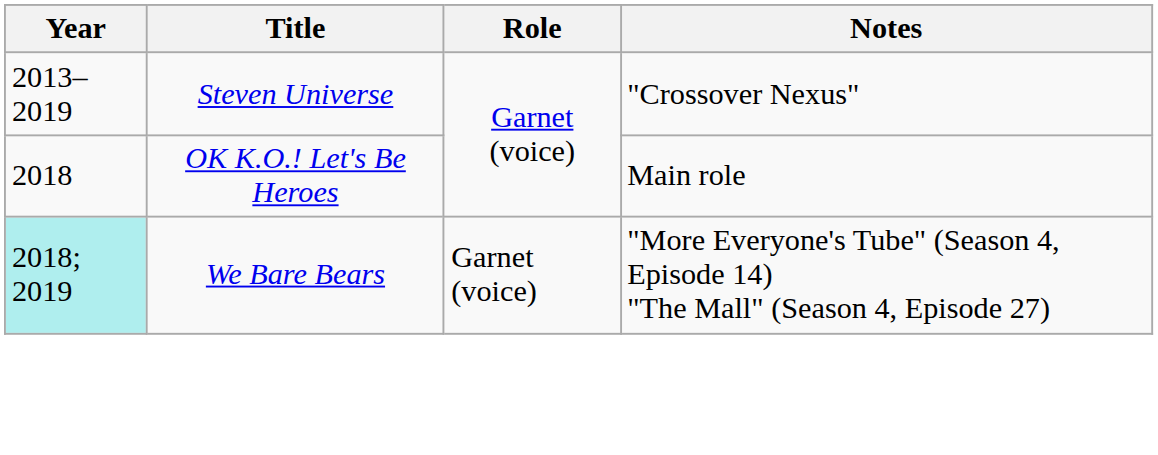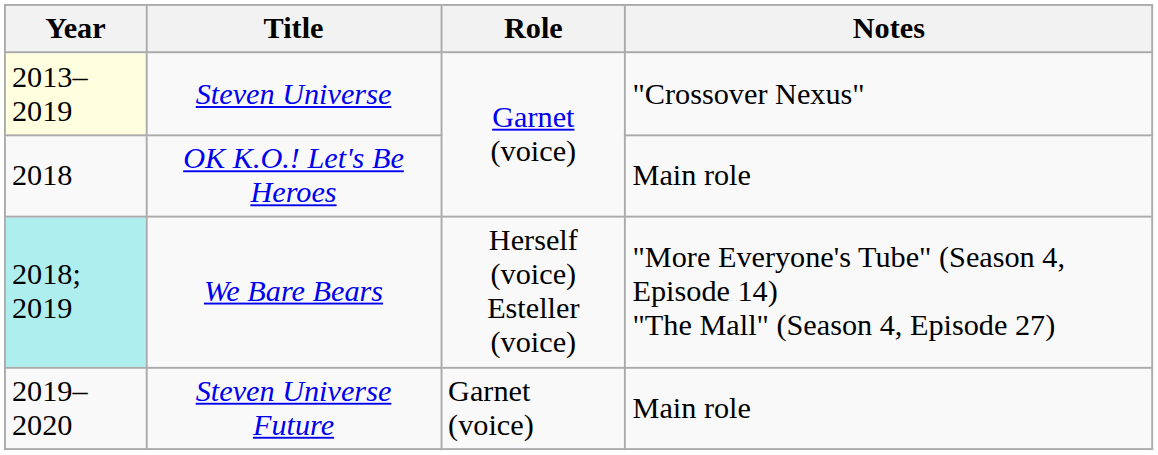(50, 93) no background -> (50, 93) lightyellow background
(494, 274) Garnet (voice) -> (533, 291) Herself (voice) Esteller (voice)
+ row: (294, 407)
